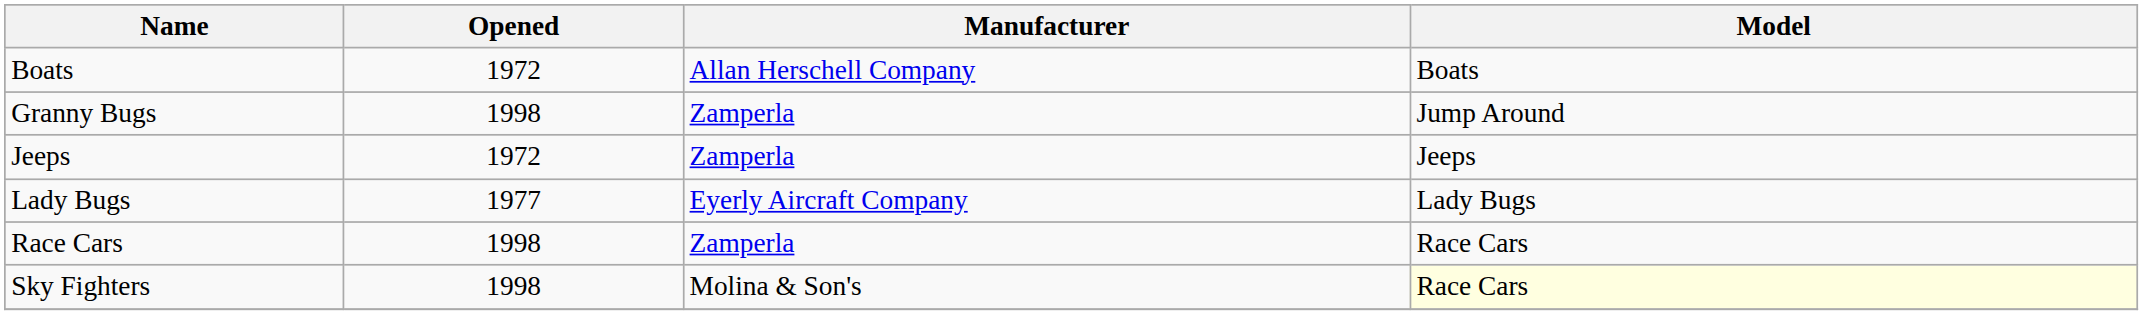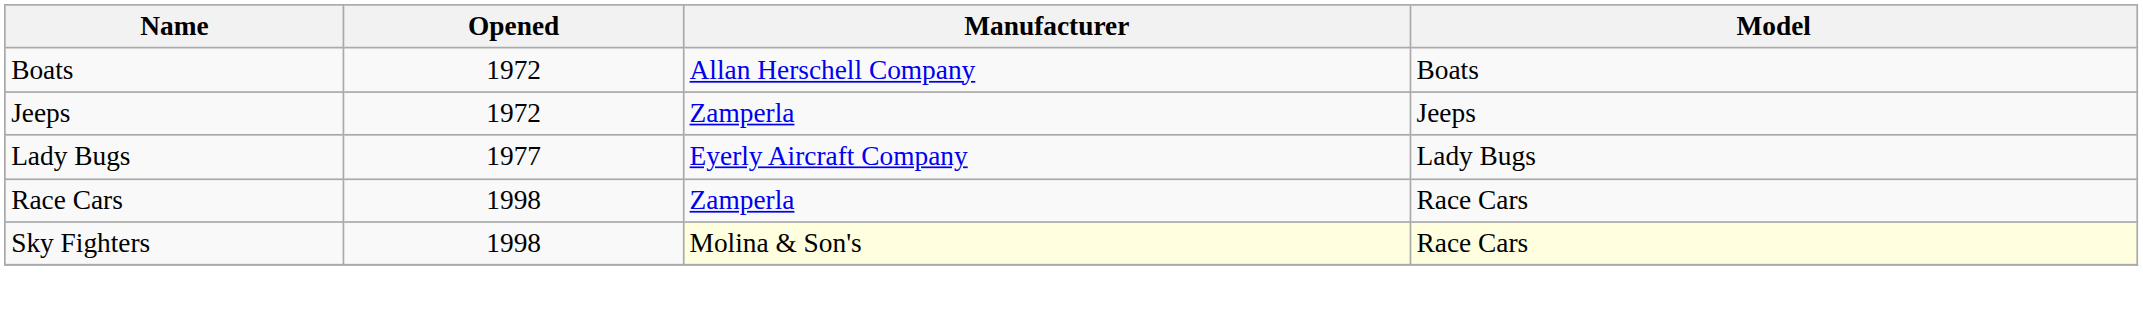- row: (84, 112)
(776, 286) no background -> (776, 243) lightyellow background
